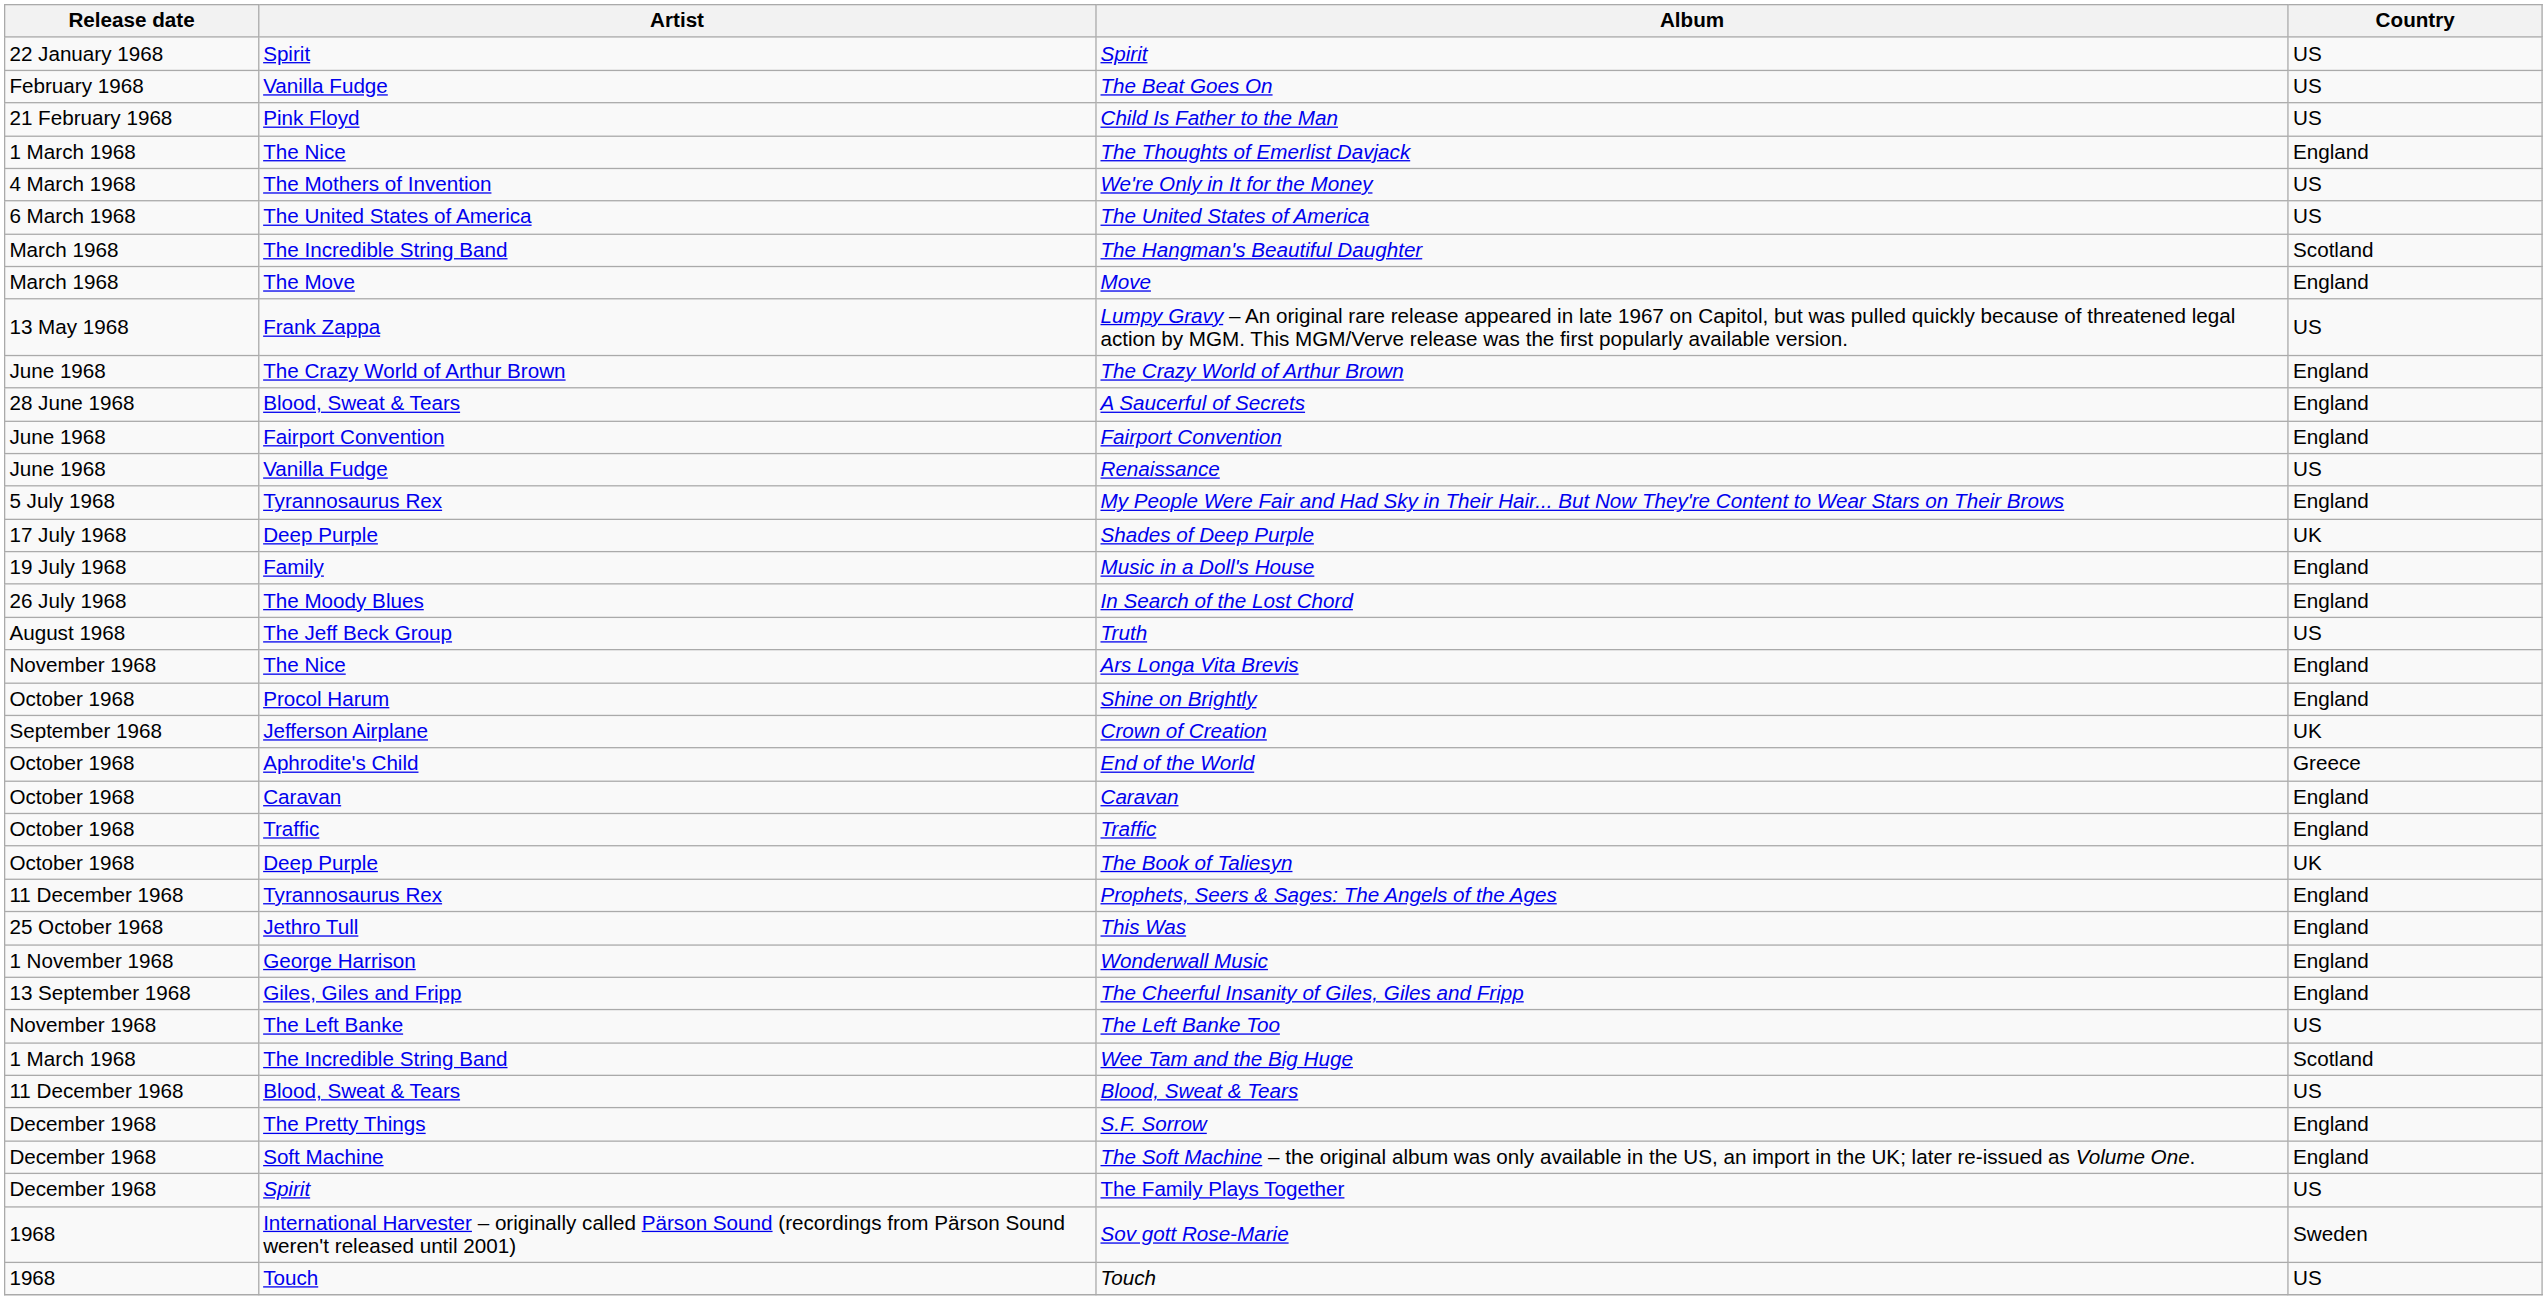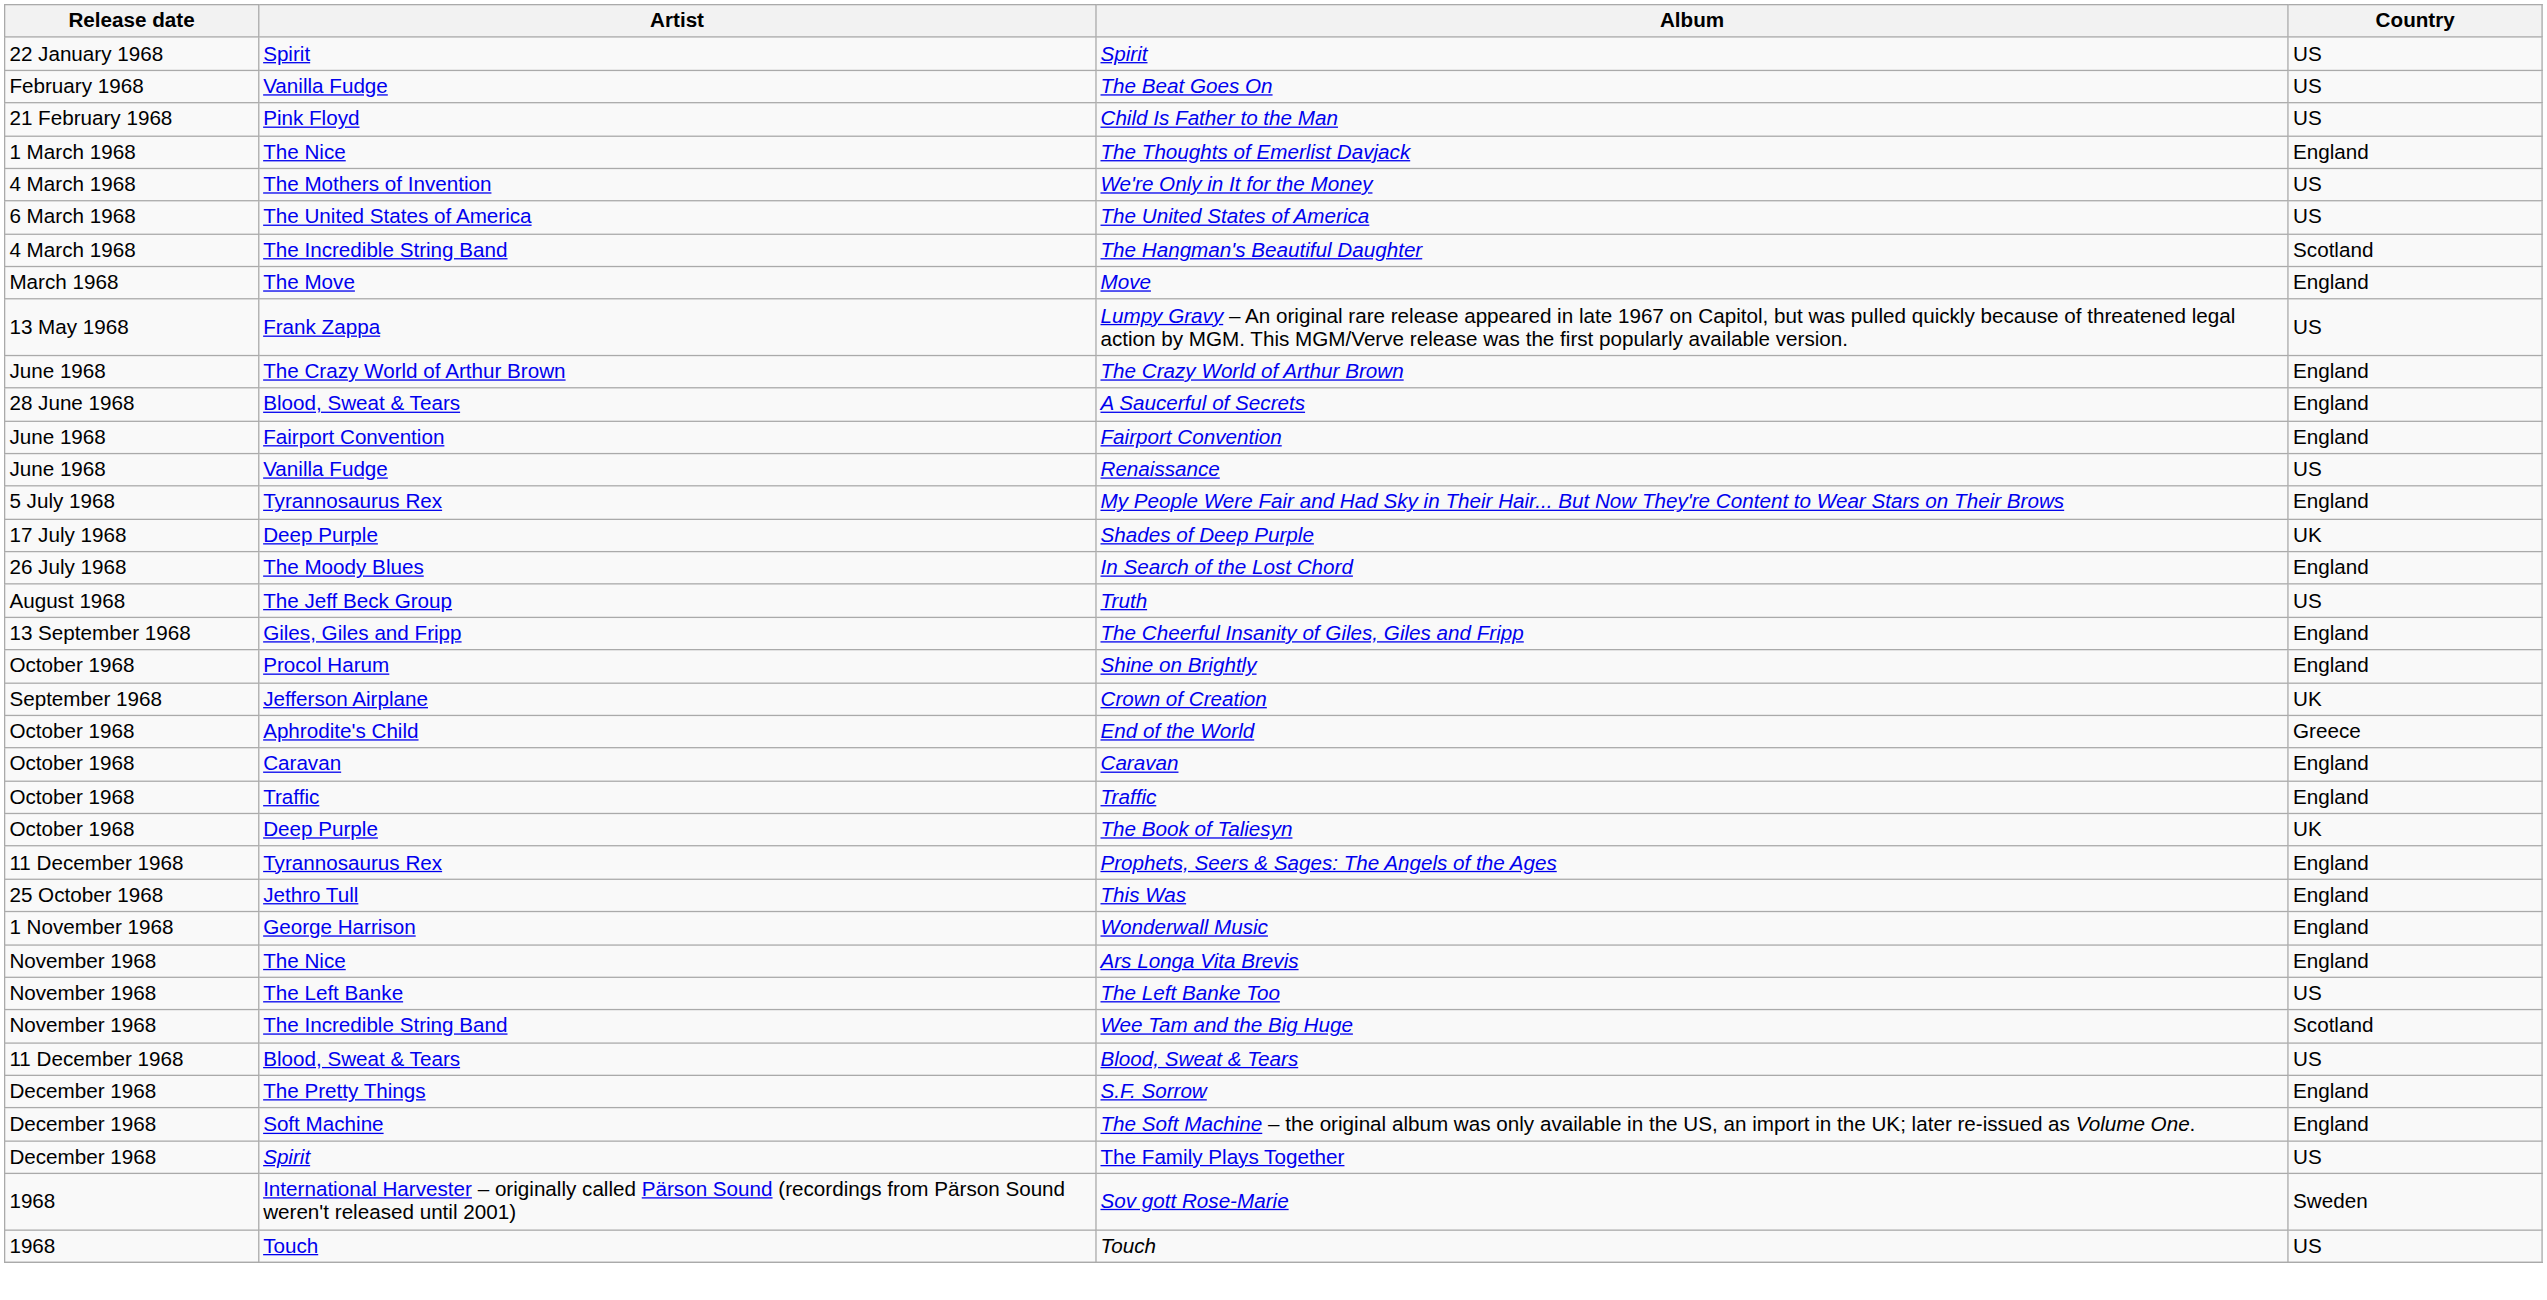(64, 250) March 1968 -> (73, 250) 4 March 1968
- row: (1207, 567)
rows swapped: (1312, 993) <-> (1200, 666)
(73, 1058) 1 March 1968 -> (83, 1026) November 1968
